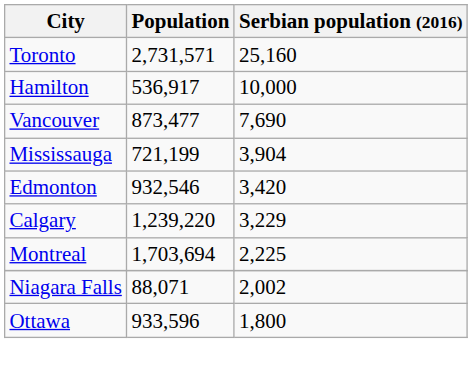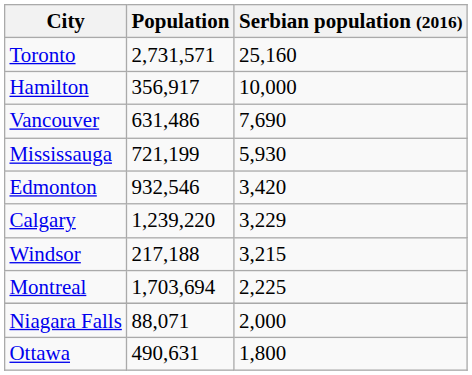(166, 87) 536,917 -> (166, 87) 356,917
(166, 120) 873,477 -> (166, 120) 631,486
(263, 154) 3,904 -> (263, 154) 5,930
+ row: (45, 253)
(263, 287) 2,002 -> (263, 320) 2,000
(166, 320) 933,596 -> (166, 353) 490,631
